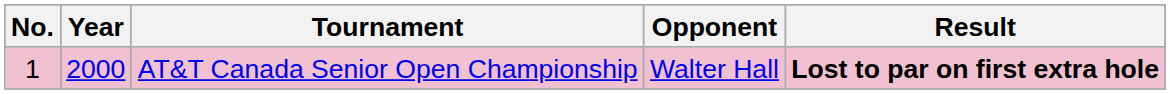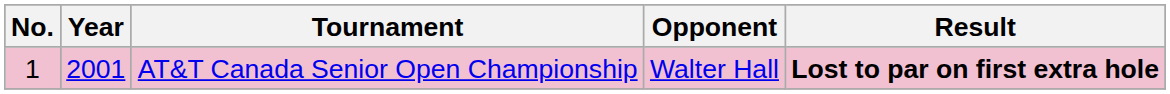(96, 68) 2000 -> (96, 68) 2001
